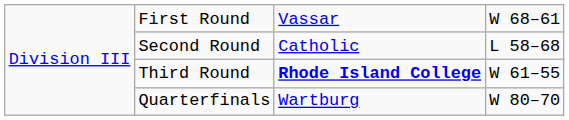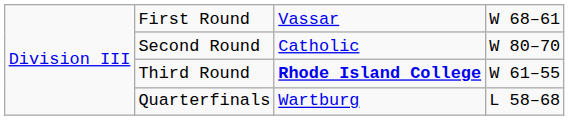(525, 46) L 58–68 -> (525, 46) W 80–70
(525, 101) W 80–70 -> (525, 101) L 58–68
